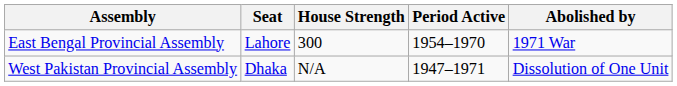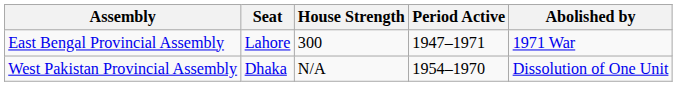(449, 42) 1954–1970 -> (449, 42) 1947–1971
(449, 68) 1947–1971 -> (449, 68) 1954–1970
